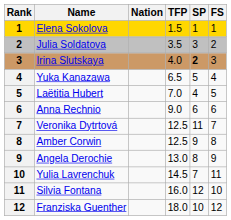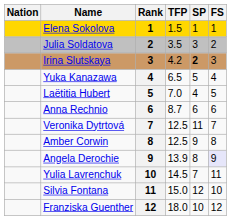columns swapped: (19, 12) <-> (147, 12)
(175, 61) 4.0 -> (175, 61) 4.2
(175, 110) 9.0 -> (175, 110) 8.7
(178, 158) 13.0 -> (178, 158) 13.9
(214, 158) no background -> (214, 158) lavender background
(178, 191) 16.0 -> (178, 191) 15.0
